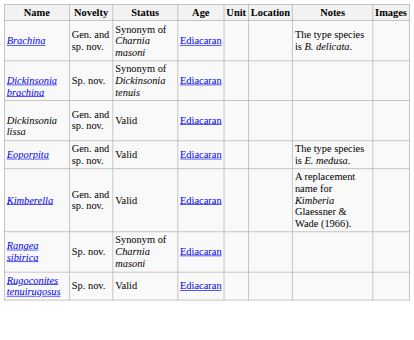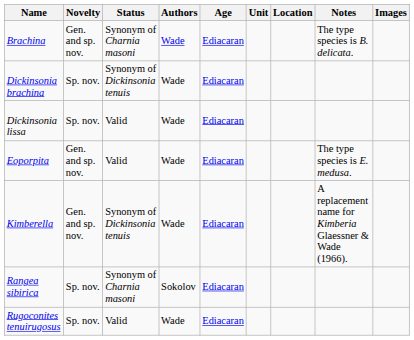+ column: (179, 12)
(91, 120) Gen. and sp. nov. -> (83, 120) Sp. nov.
(126, 200) Valid -> (131, 223) Synonym of Dickinsonia tenuis
